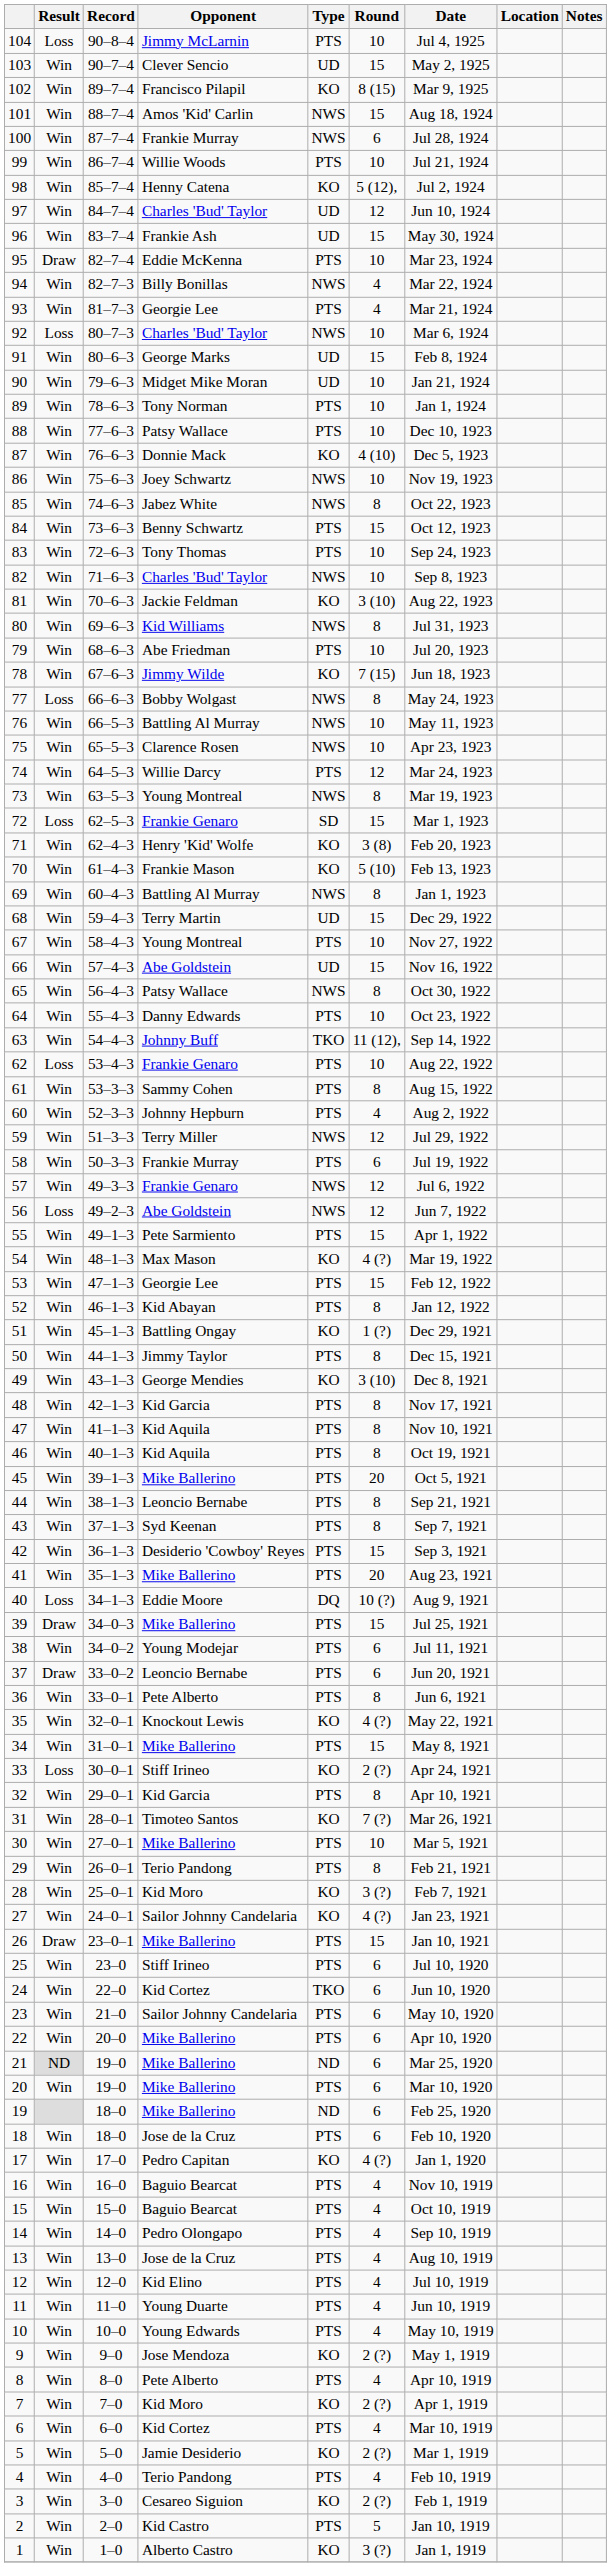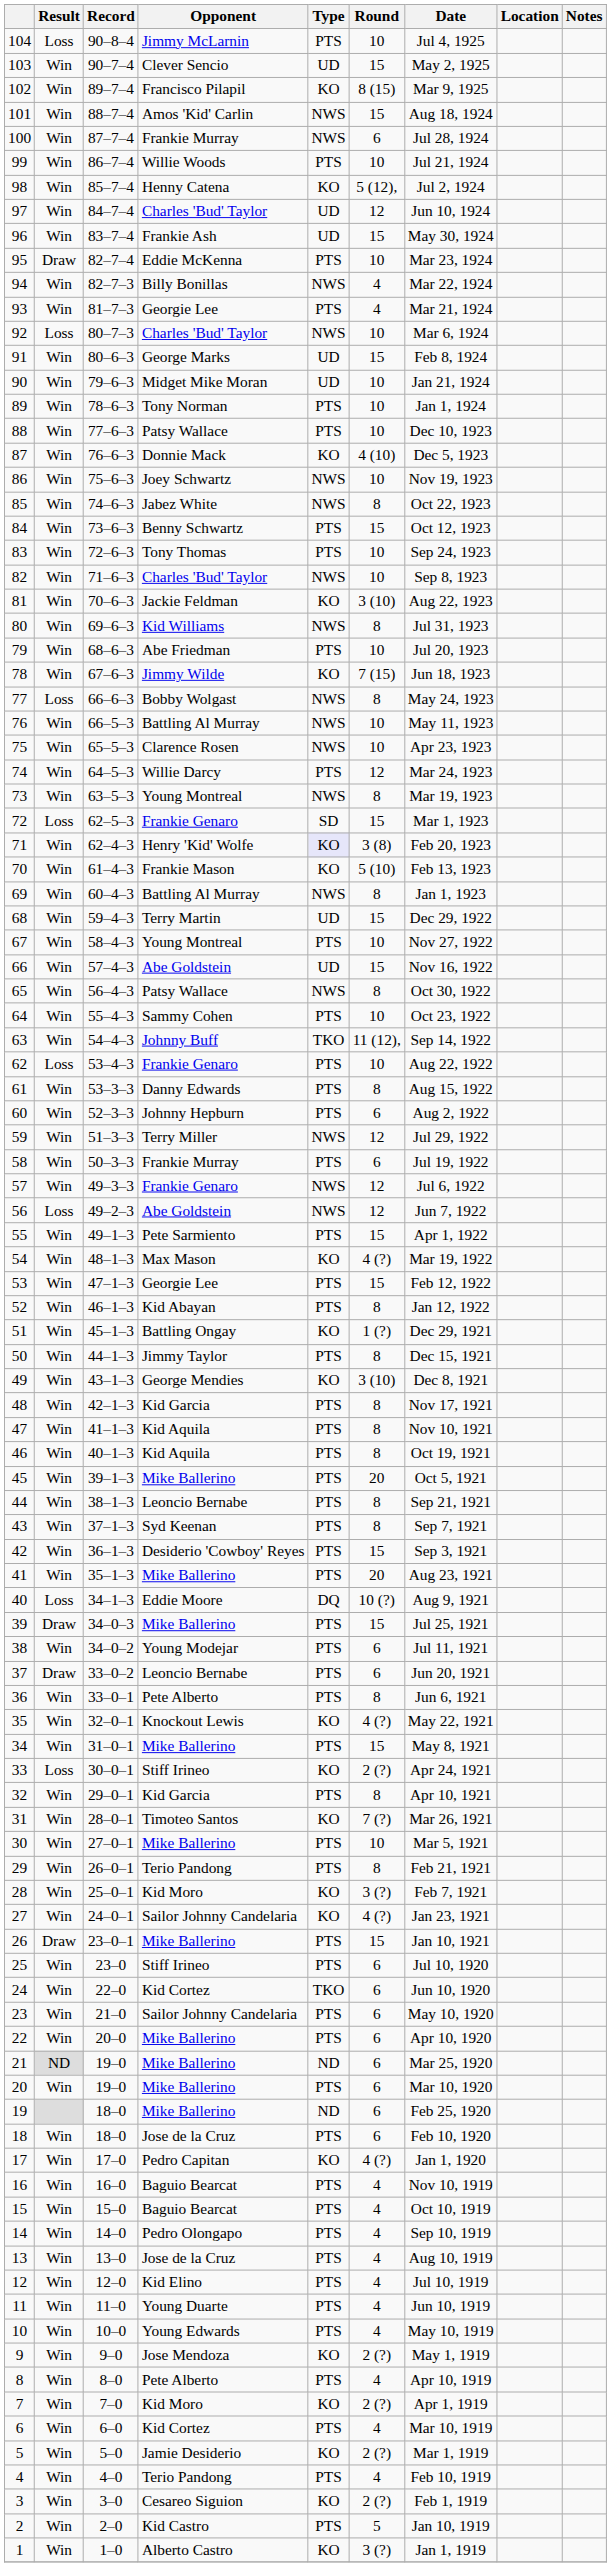(329, 844) no background -> (329, 844) lavender background
(191, 1015) Danny Edwards -> (187, 1015) Sammy Cohen
(187, 1088) Sammy Cohen -> (191, 1088) Danny Edwards
(377, 1112) 4 -> (377, 1112) 6
